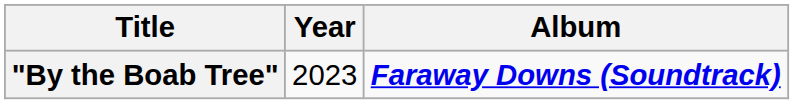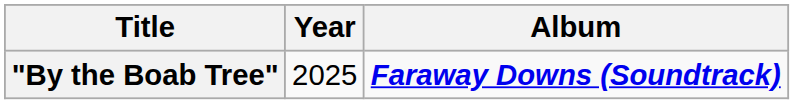(325, 74) 2023 -> (325, 74) 2025
